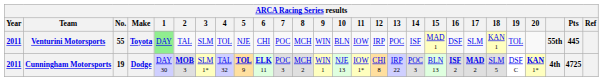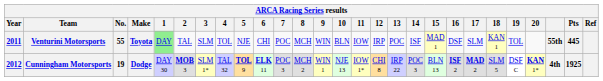(14, 65) 2011 -> (14, 65) 2012
(574, 65) 4725 -> (574, 65) 1925
